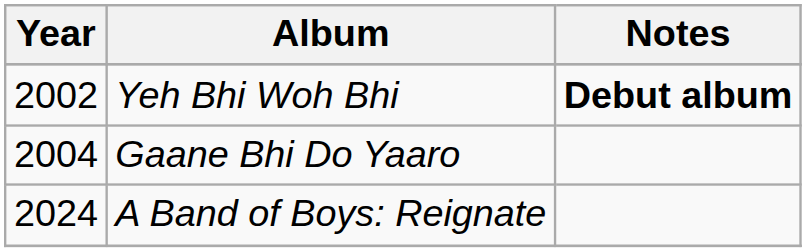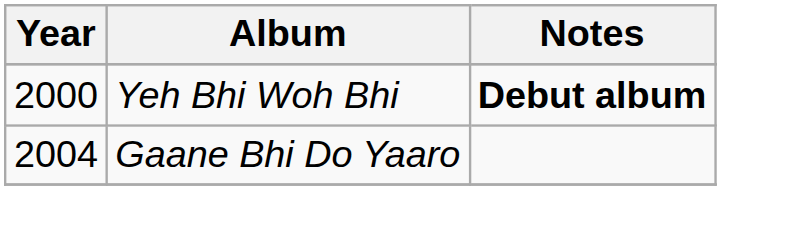(56, 94) 2002 -> (56, 94) 2000
- row: (331, 214)
